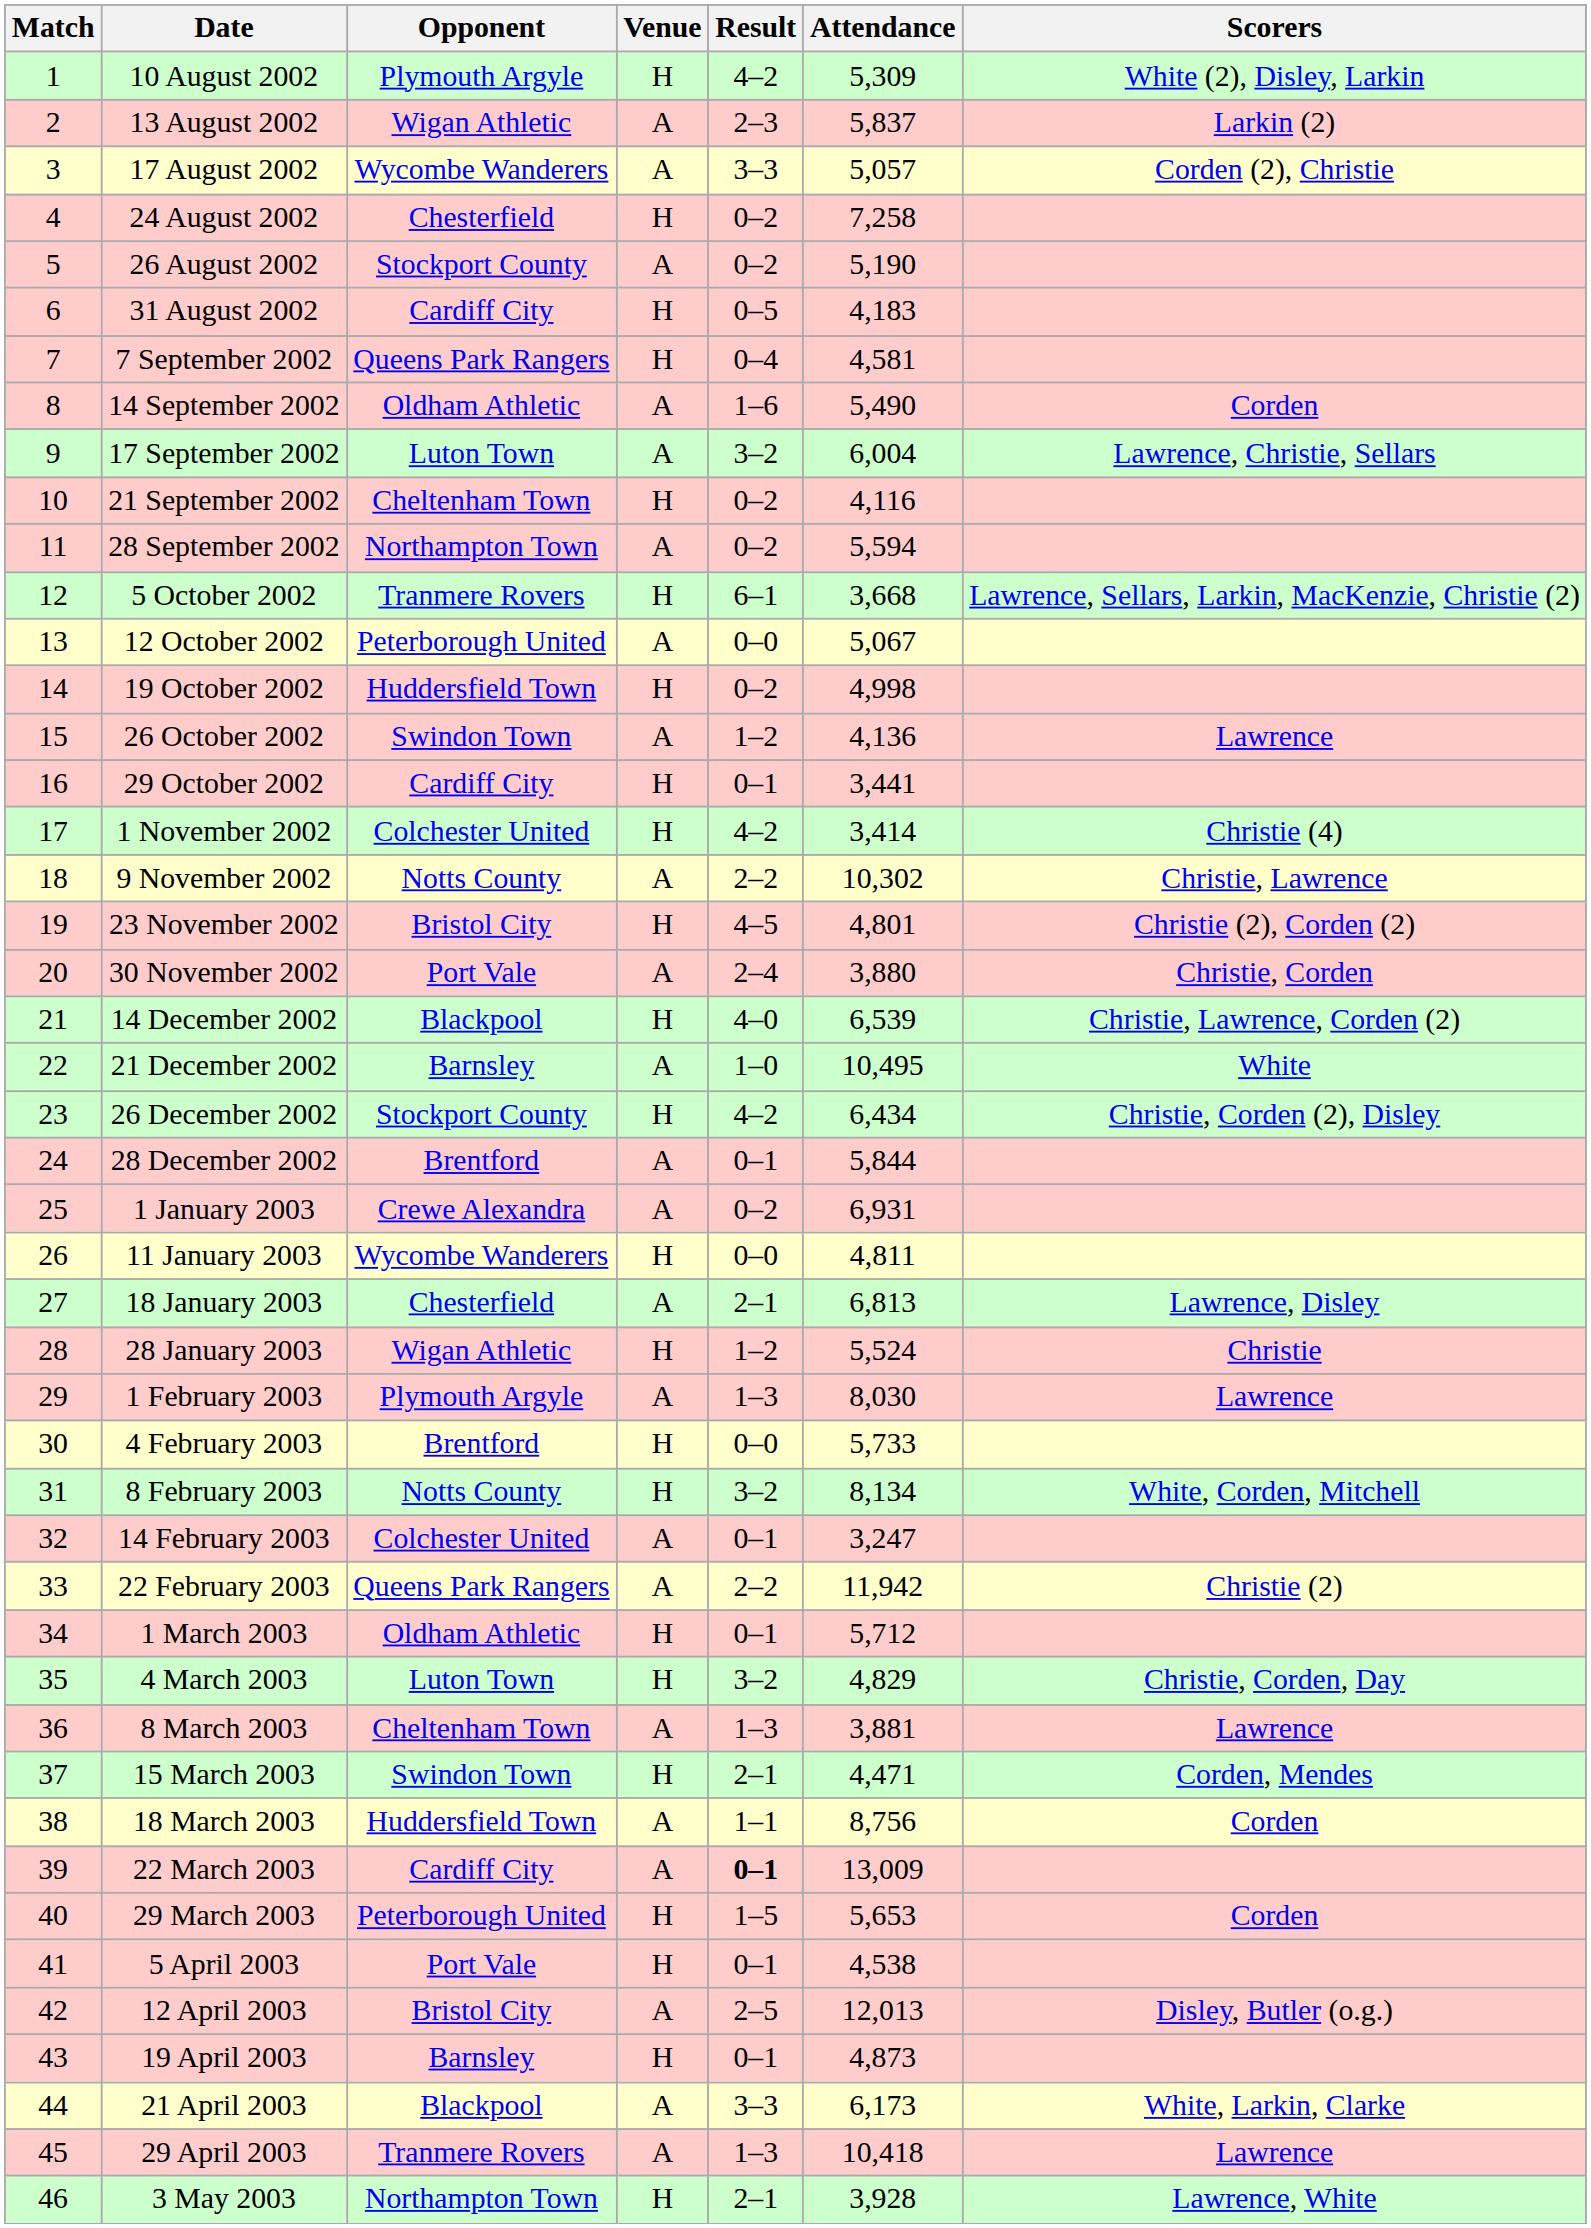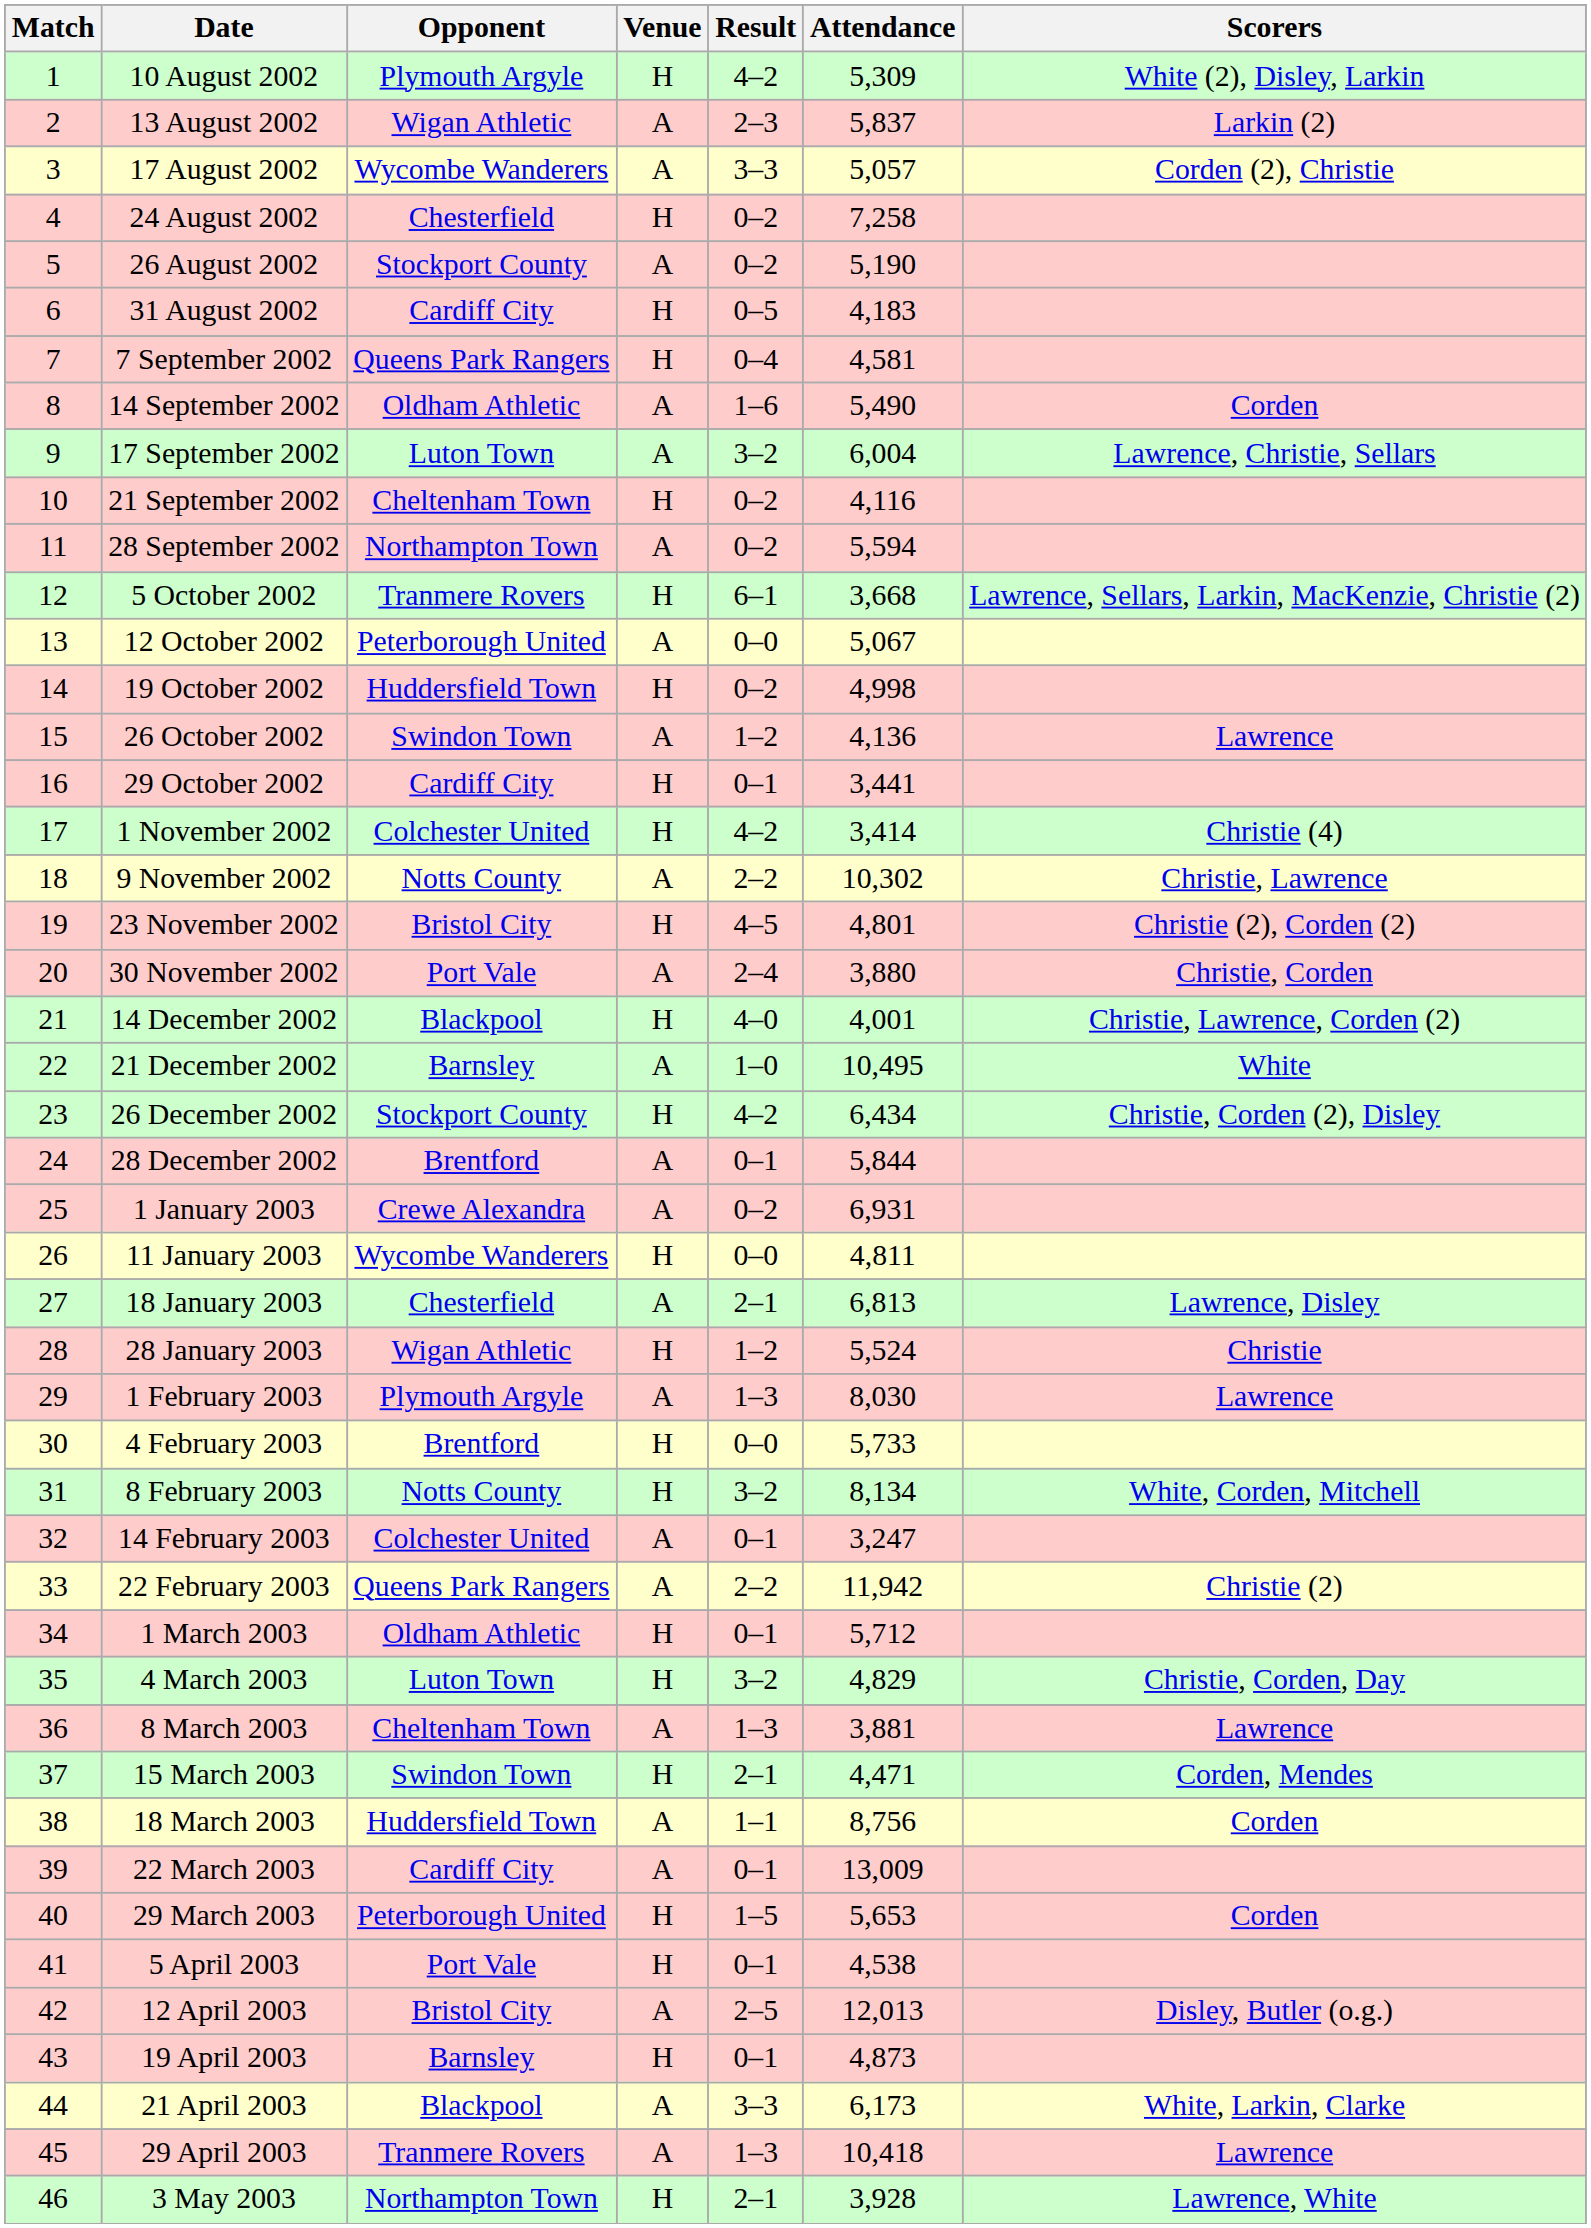(883, 1019) 6,539 -> (883, 1019) 4,001
(756, 1868) bold -> (756, 1868) normal
